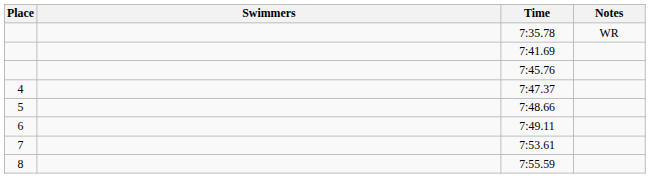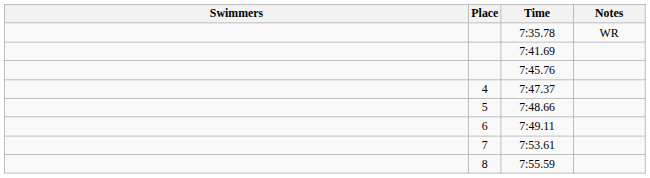columns swapped: (21, 13) <-> (269, 13)
